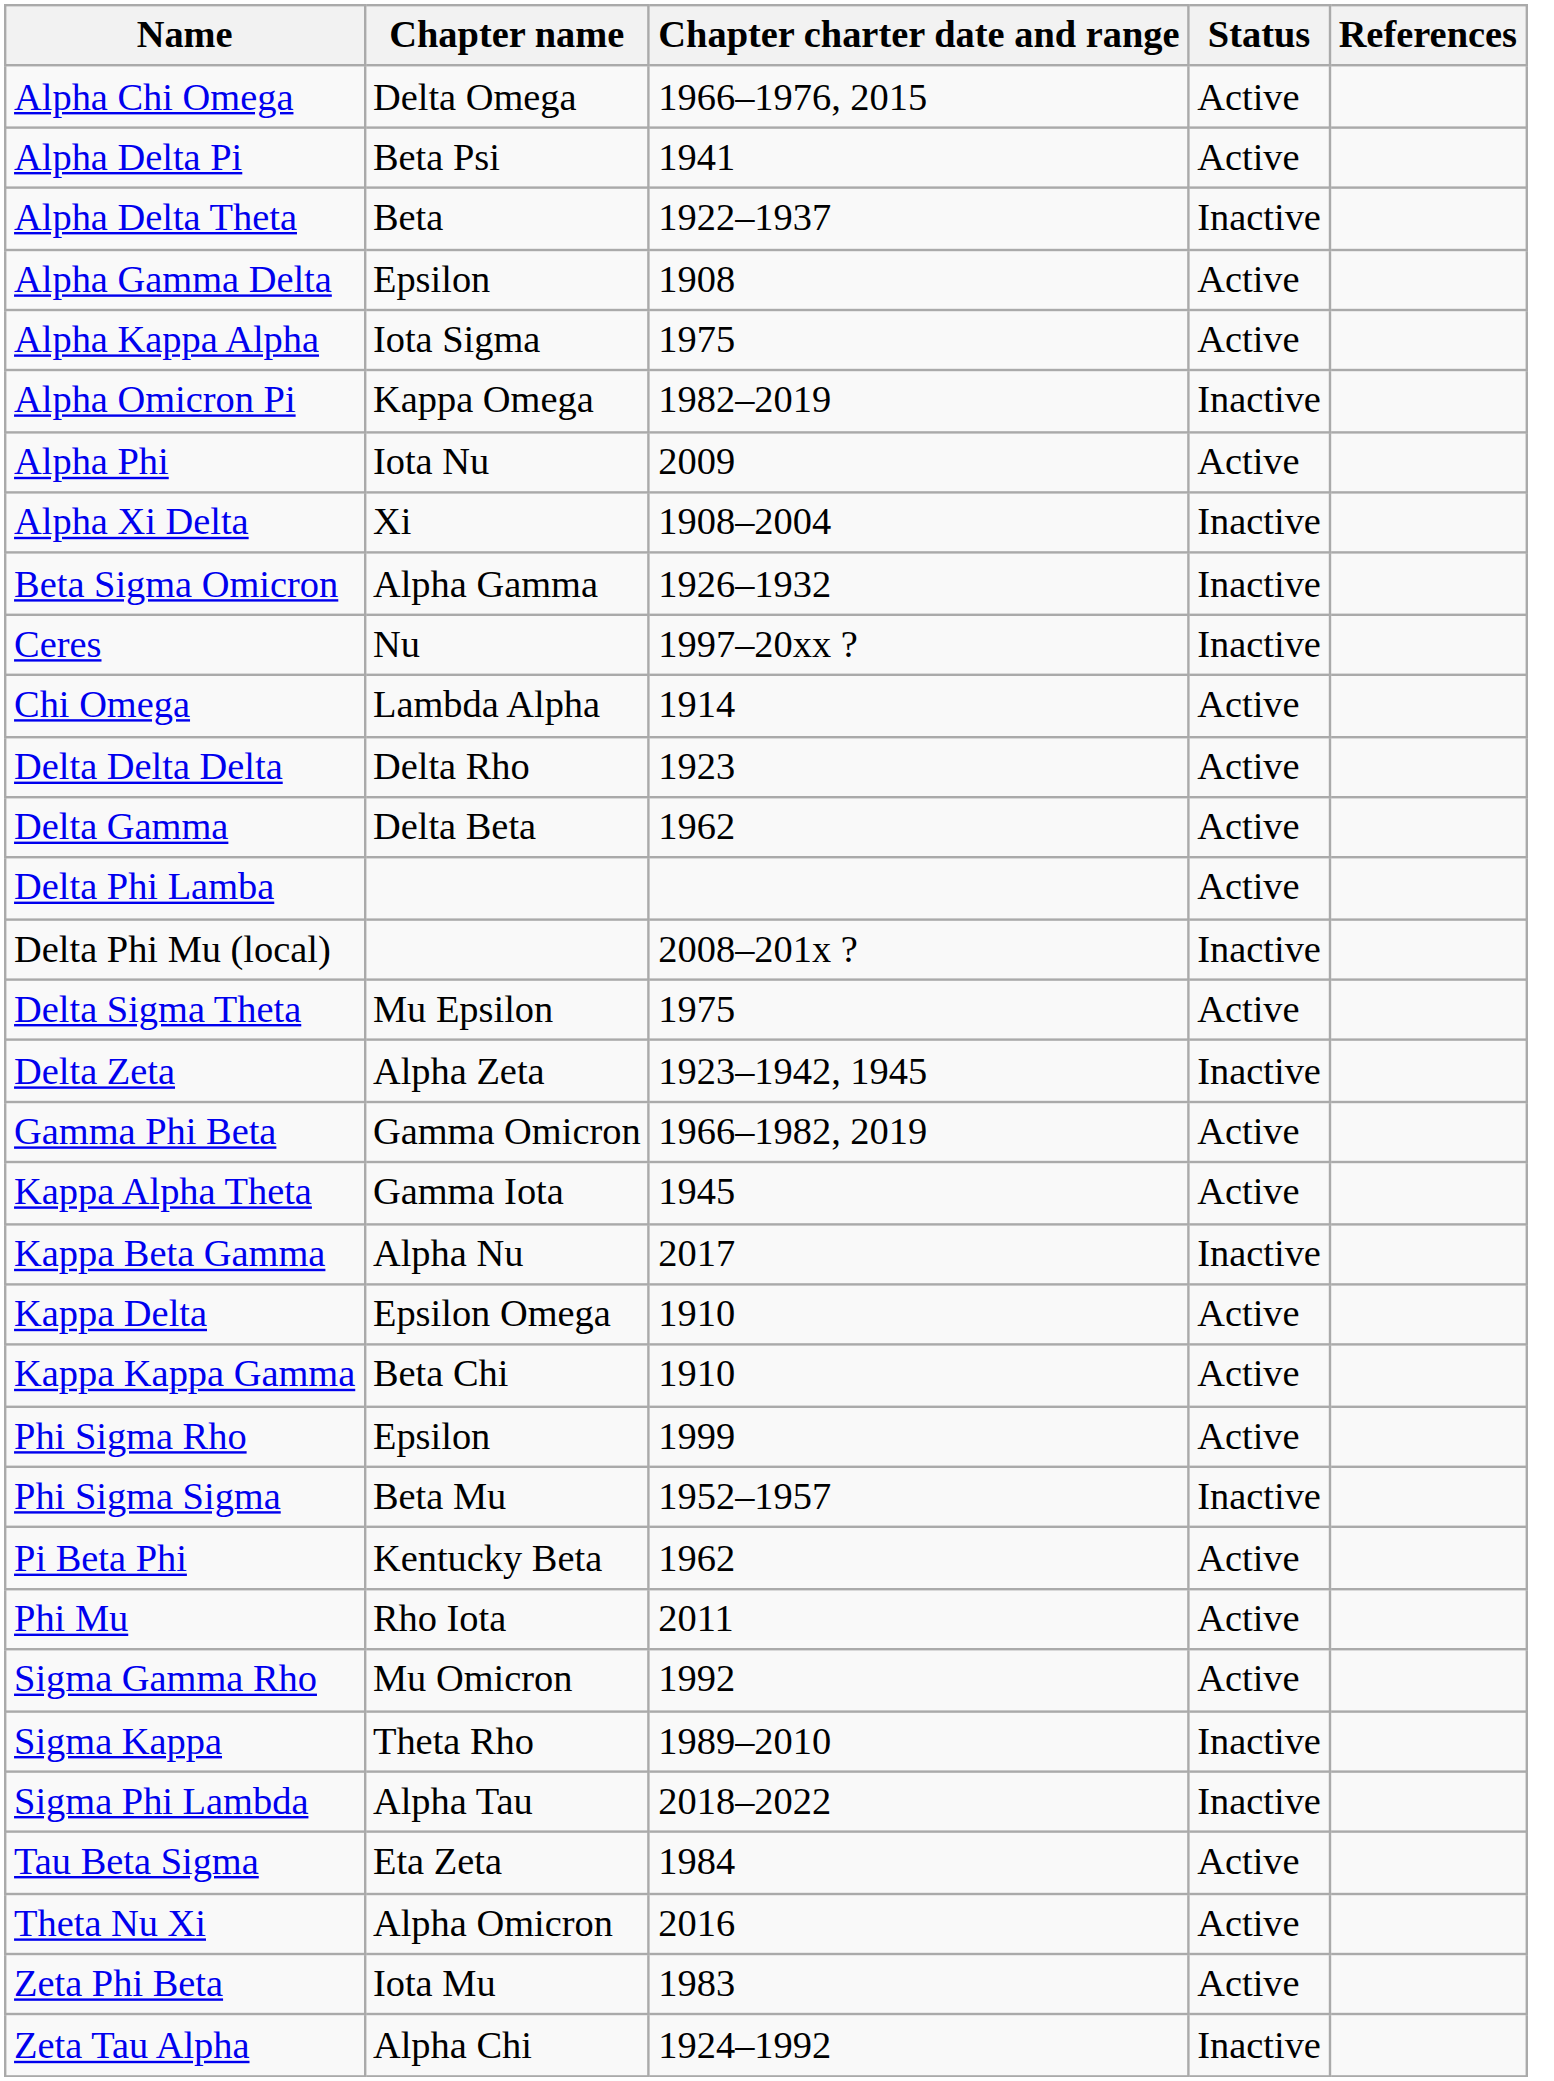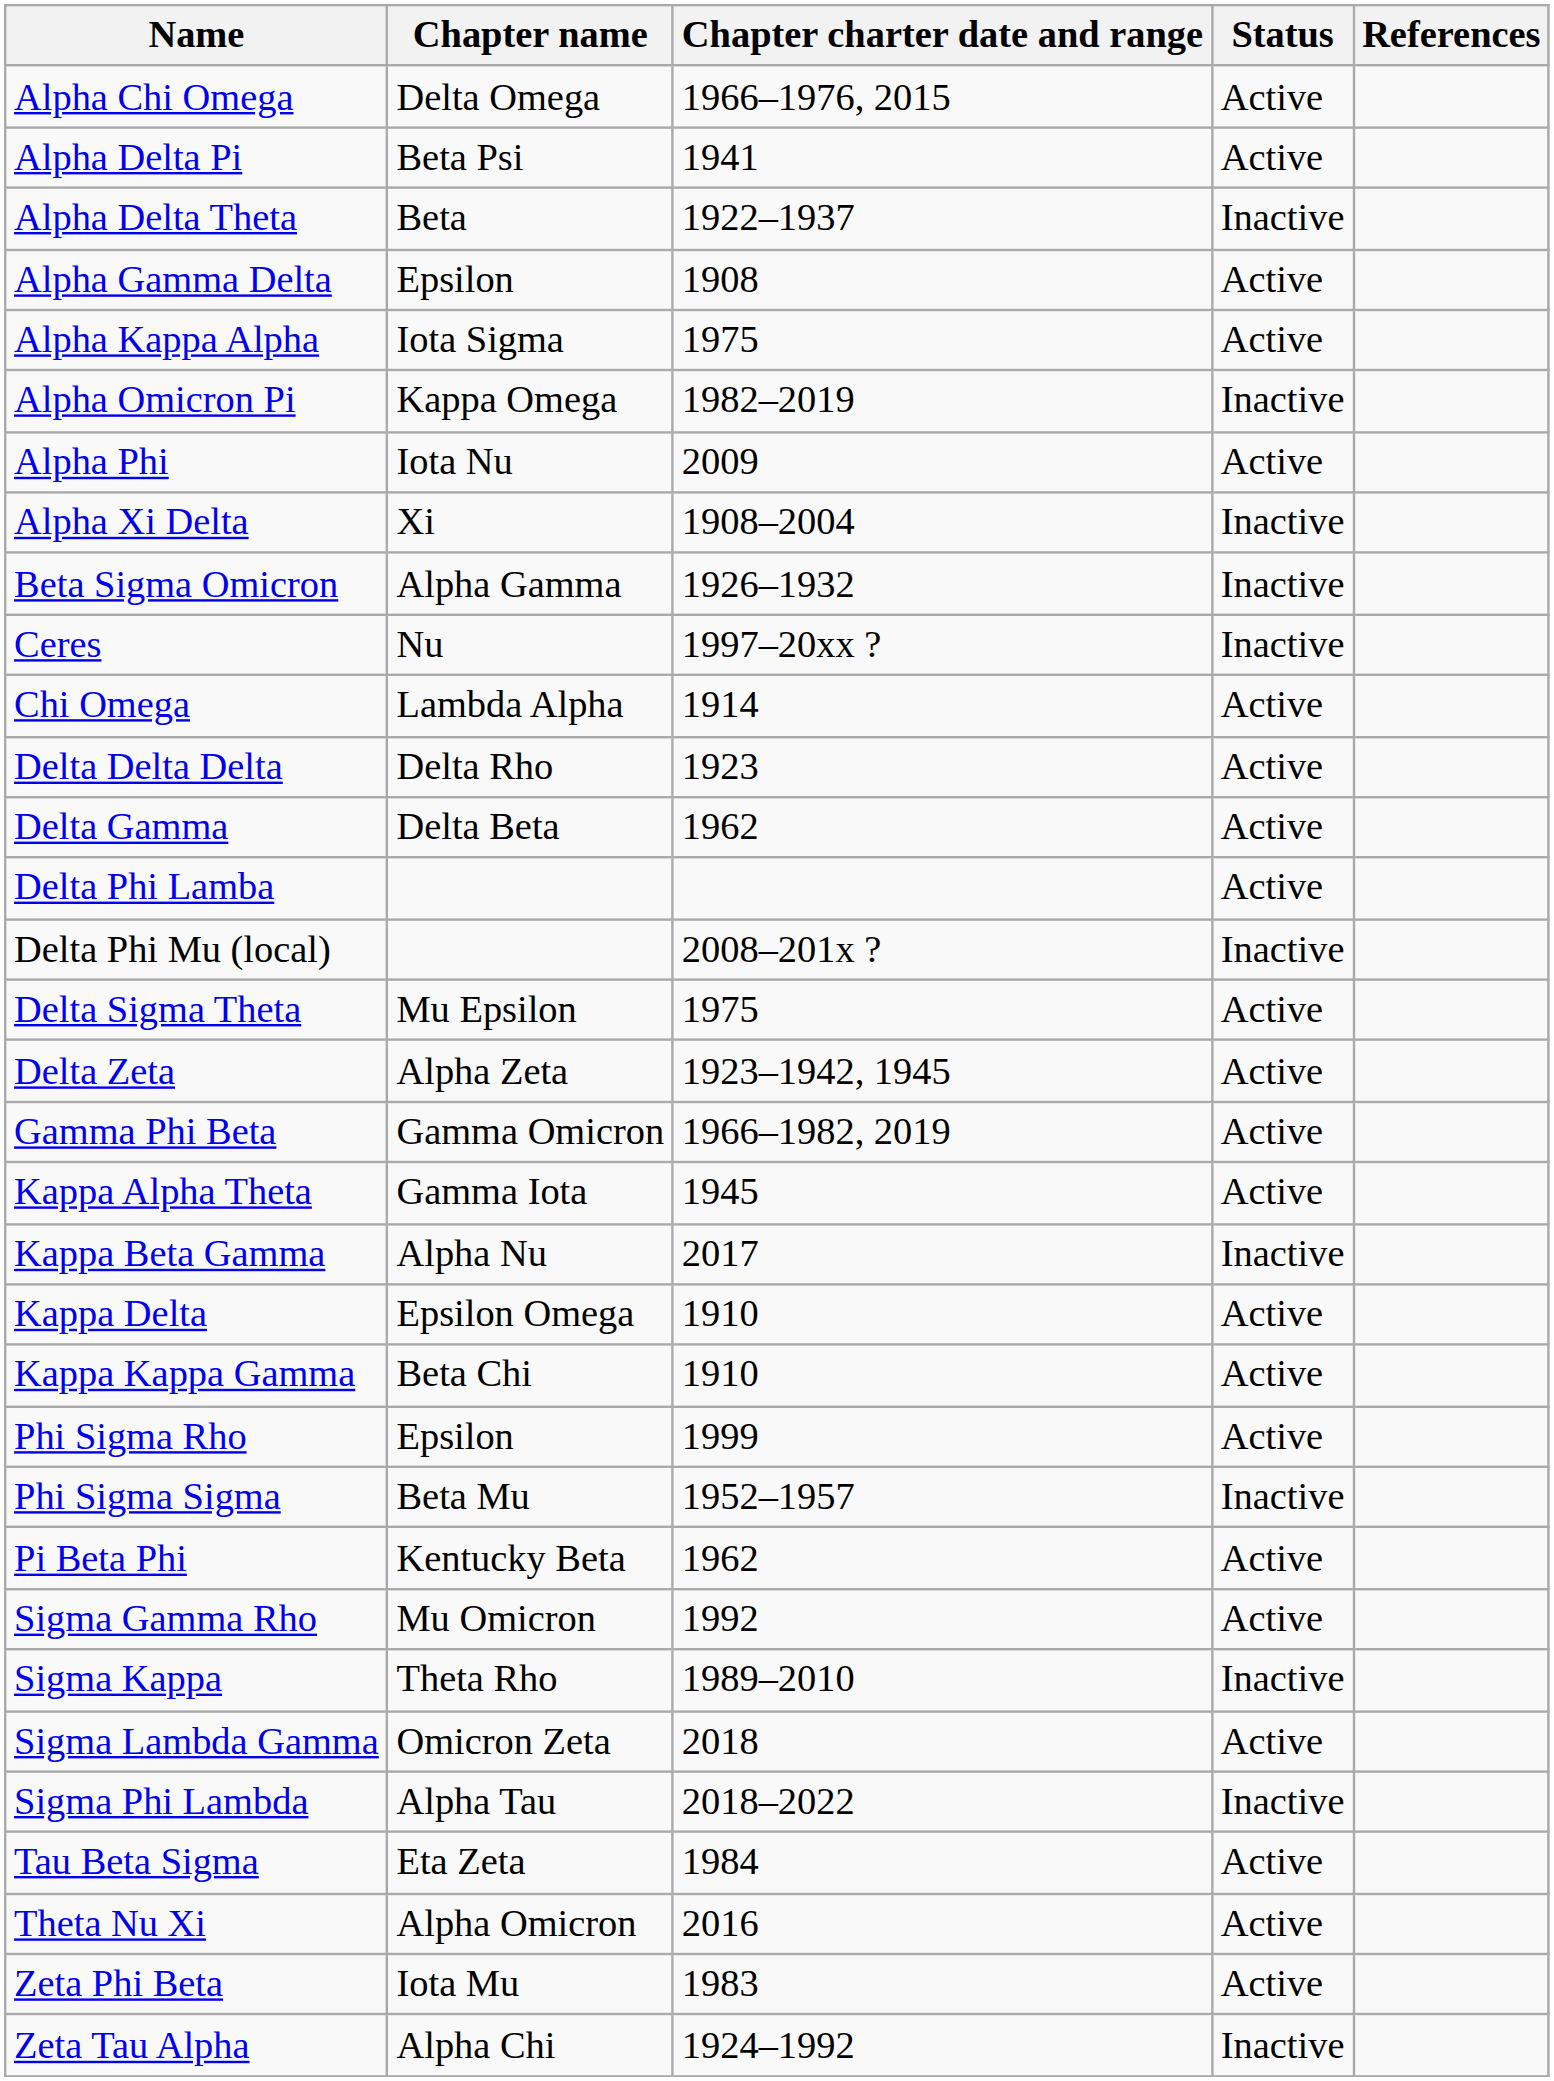(1259, 1070) Inactive -> (1272, 1070) Active
- row: (71, 1618)
+ row: (196, 1740)
